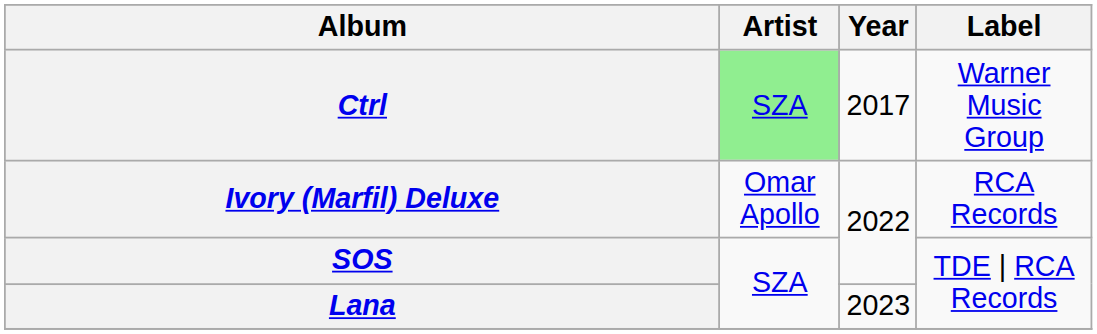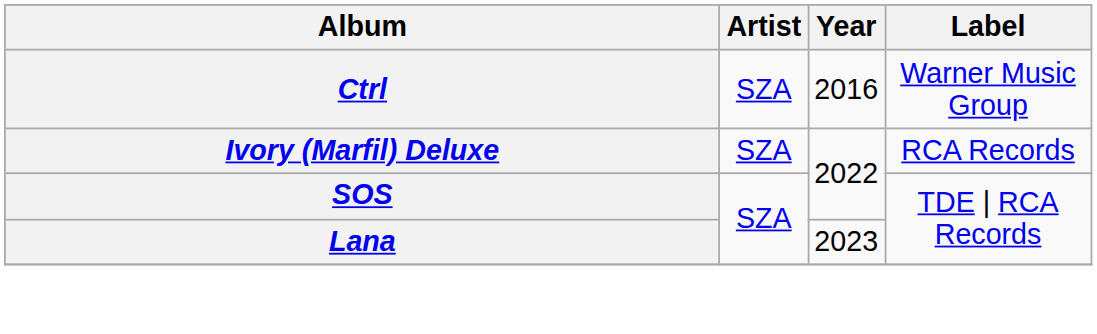(780, 104) lightgreen background -> (764, 88) no background
(878, 104) 2017 -> (846, 88) 2016
(780, 198) Omar Apollo -> (764, 150) SZA
